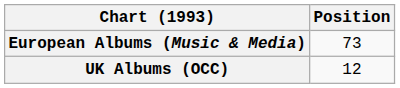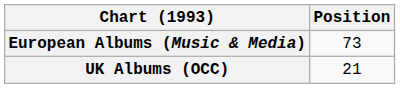(352, 70) 12 -> (352, 70) 21
